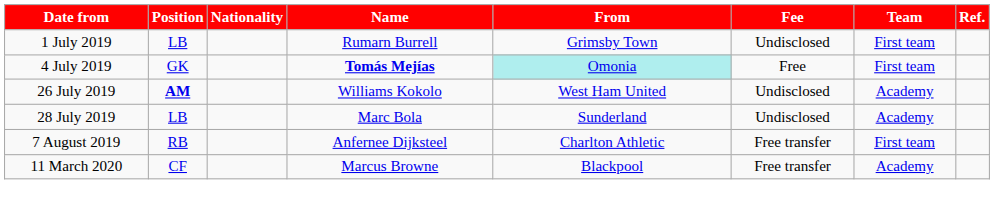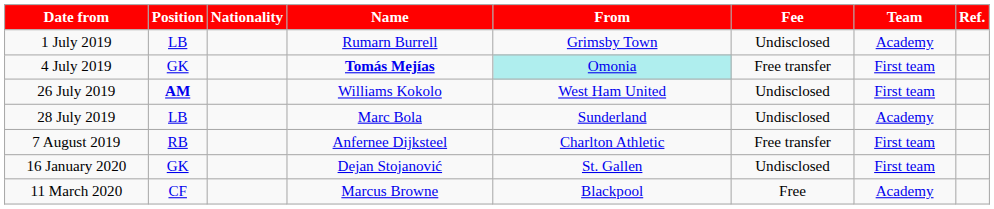(905, 42) First team -> (905, 42) Academy
(793, 67) Free -> (793, 67) Free transfer
(905, 92) Academy -> (905, 92) First team
+ row: (76, 166)
(793, 166) Free transfer -> (793, 191) Free
